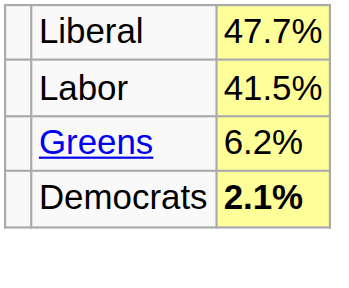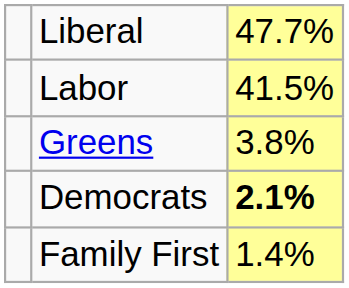(263, 142) 6.2% -> (275, 142) 3.8%
+ row: (129, 253)
